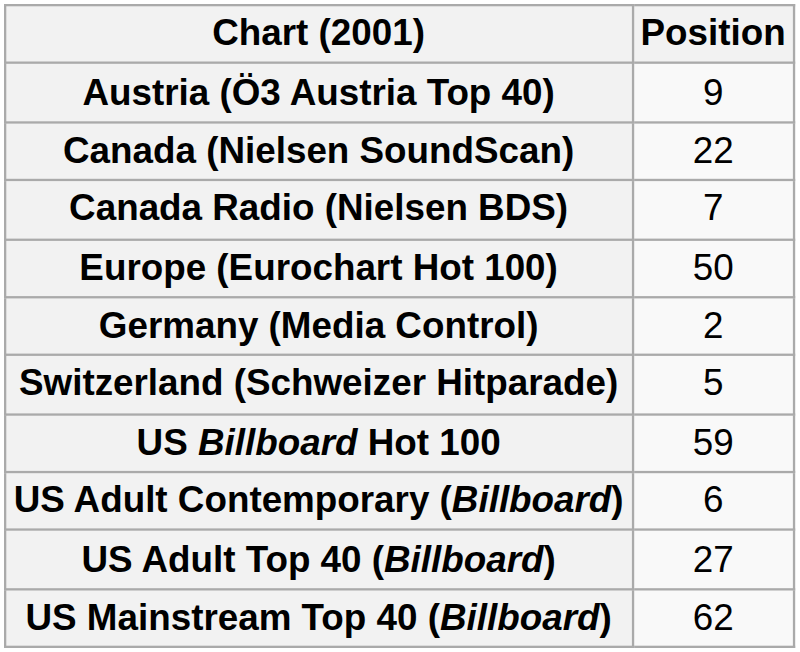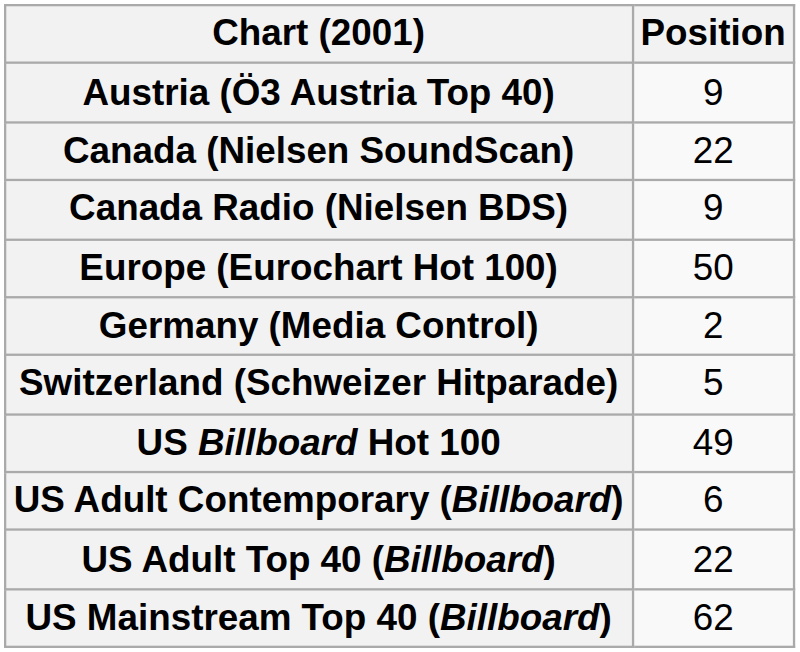(713, 208) 7 -> (713, 208) 9
(713, 442) 59 -> (713, 442) 49
(713, 558) 27 -> (713, 558) 22
